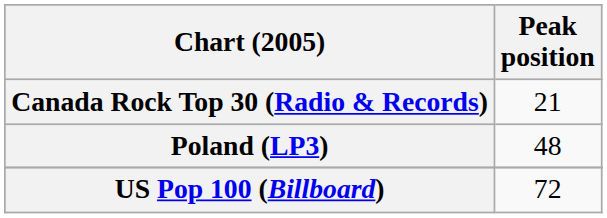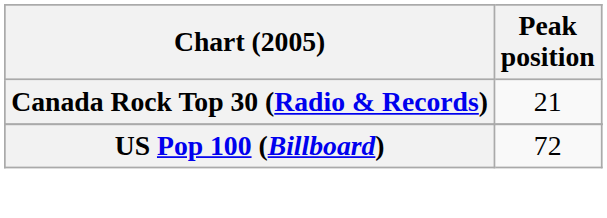- row: (250, 145)
